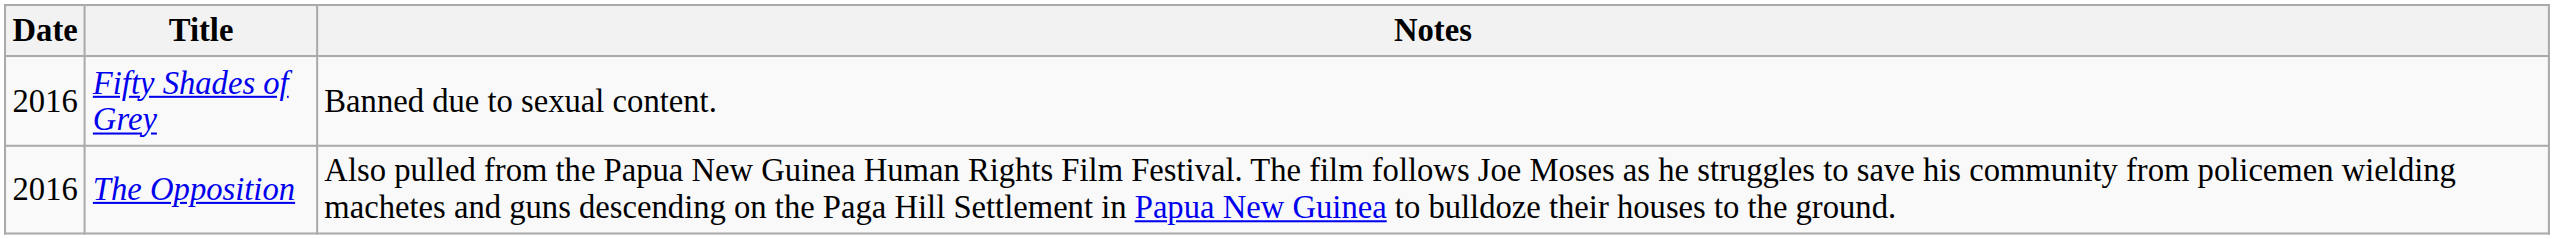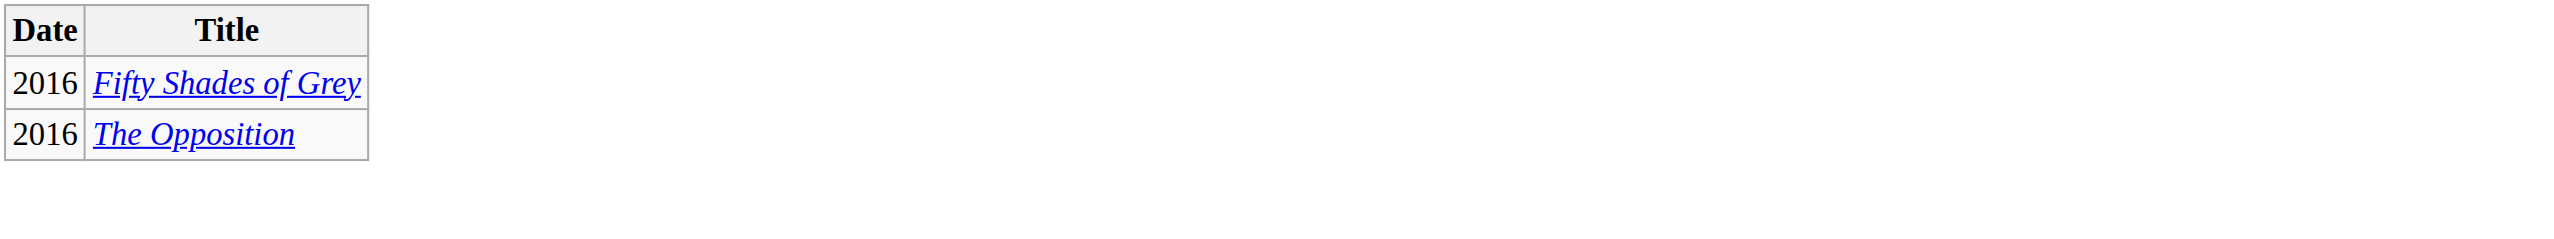- column: (1433, 30)
